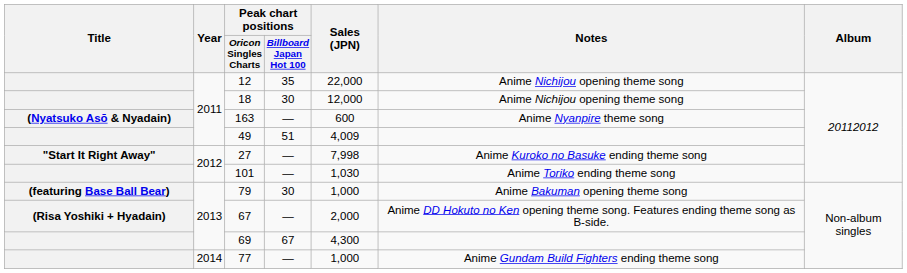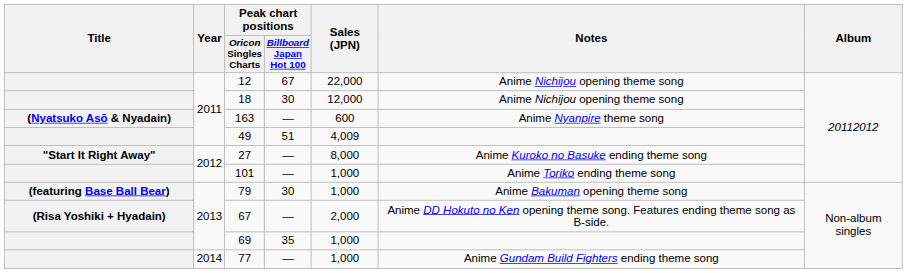(288, 81) 35 -> (288, 81) 67
(345, 154) 7,998 -> (345, 154) 8,000
(345, 173) 1,030 -> (345, 173) 1,000
(288, 241) 67 -> (288, 241) 35
(345, 241) 4,300 -> (345, 241) 1,000
